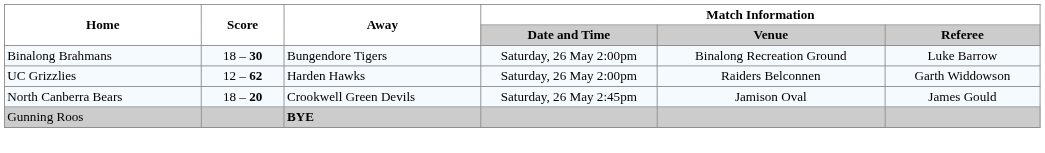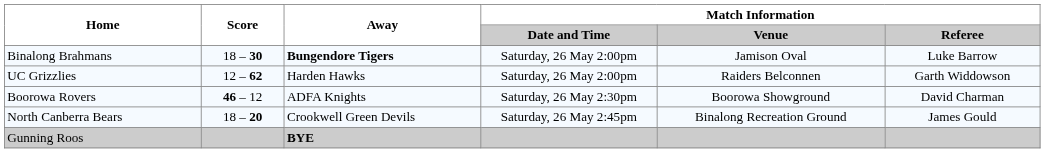(337, 55) normal -> (340, 55) bold
(771, 55) Binalong Recreation Ground -> (771, 55) Jamison Oval
+ row: (52, 96)
(771, 96) Jamison Oval -> (771, 117) Binalong Recreation Ground
